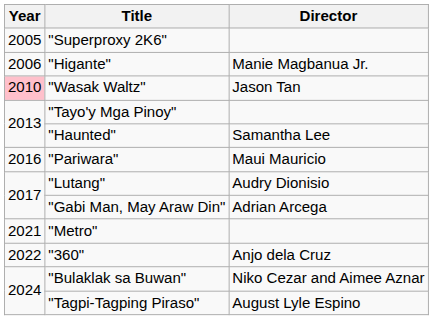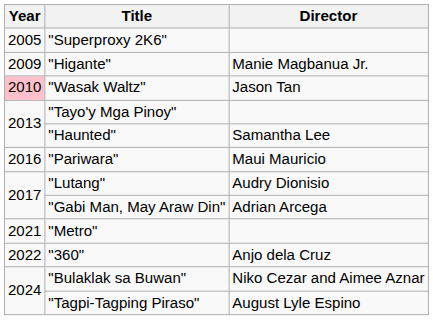(25, 64) 2006 -> (25, 64) 2009
